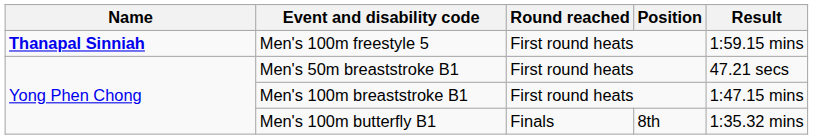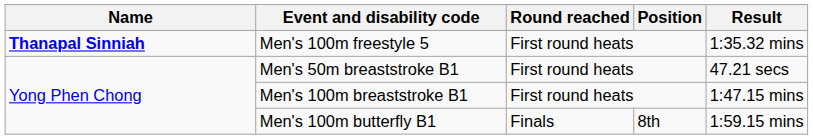(757, 44) 1:59.15 mins -> (757, 44) 1:35.32 mins
(757, 122) 1:35.32 mins -> (757, 122) 1:59.15 mins
